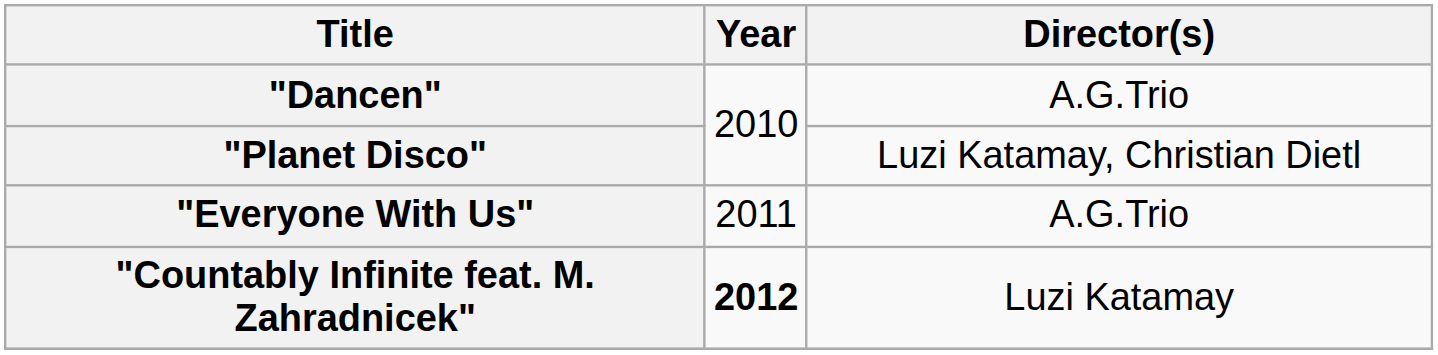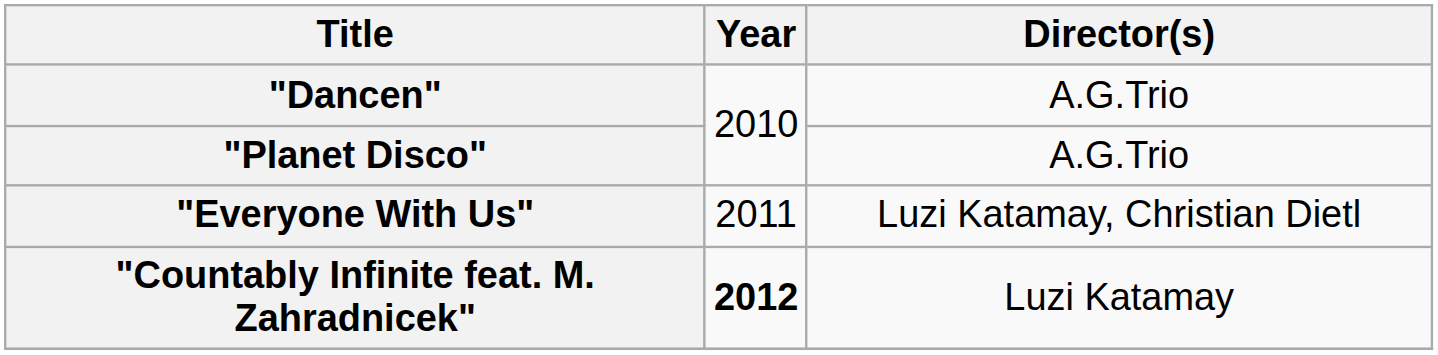(1119, 154) Luzi Katamay, Christian Dietl -> (1119, 154) A.G.Trio
(1119, 214) A.G.Trio -> (1119, 214) Luzi Katamay, Christian Dietl
